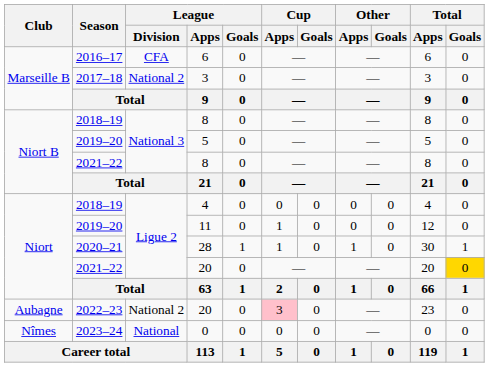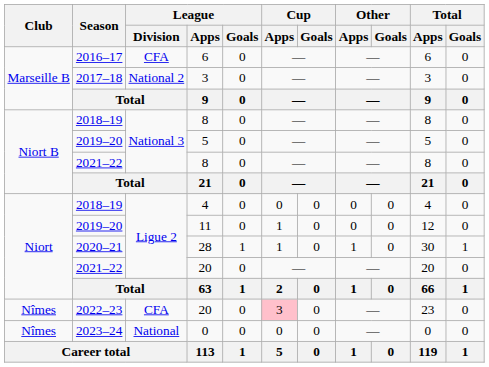(465, 267) gold background -> (465, 267) no background
(39, 309) Aubagne -> (39, 309) Nîmes
(156, 309) National 2 -> (156, 309) CFA
